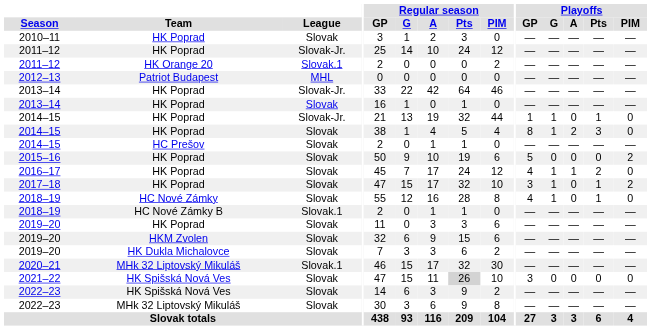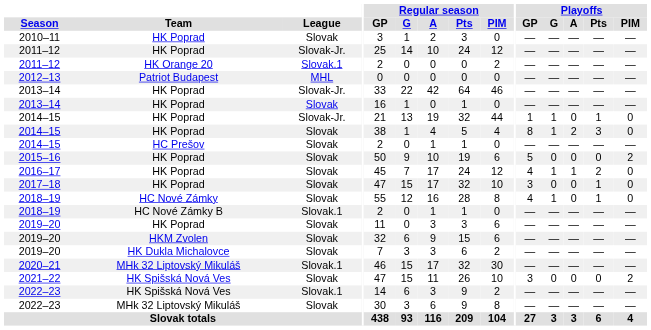(554, 185) 1 -> (554, 185) 0
(630, 185) 2 -> (630, 185) 0
(464, 278) lightgrey background -> (464, 278) no background
(630, 278) 0 -> (630, 278) 2
(322, 292) Slovak -> (322, 292) Slovak.1
